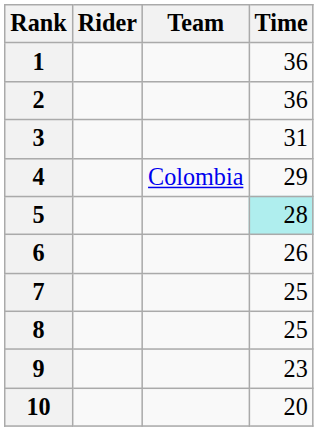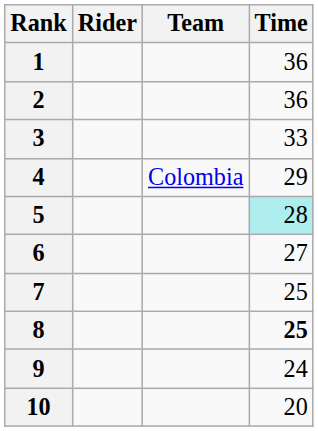(296, 138) 31 -> (296, 138) 33
(296, 253) 26 -> (296, 253) 27
(296, 330) normal -> (296, 330) bold
(296, 368) 23 -> (296, 368) 24
